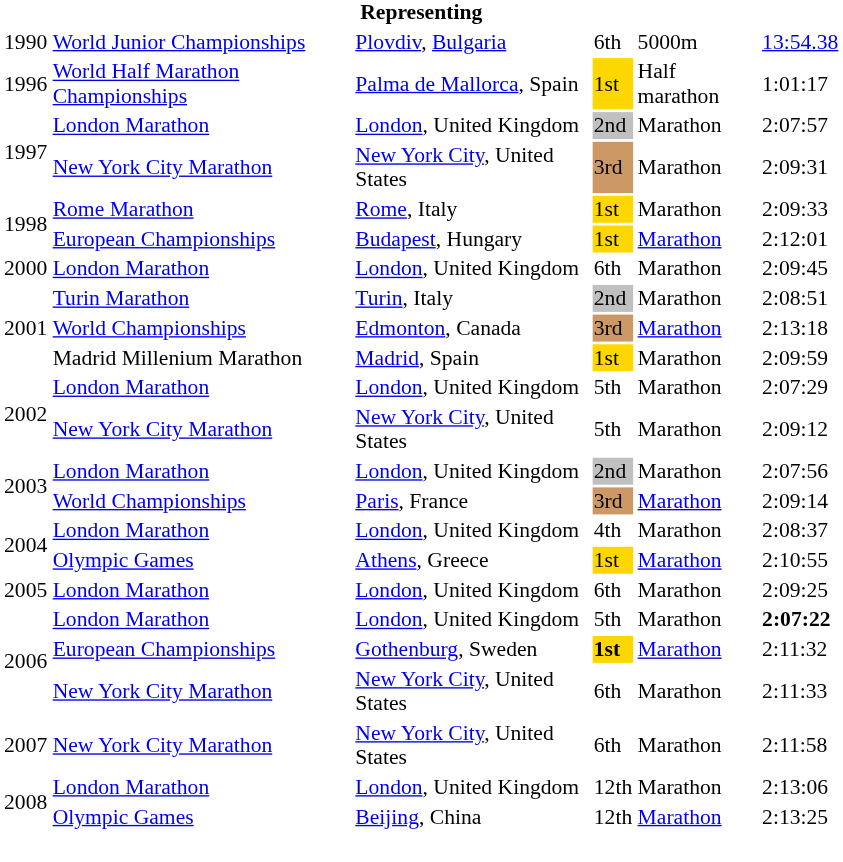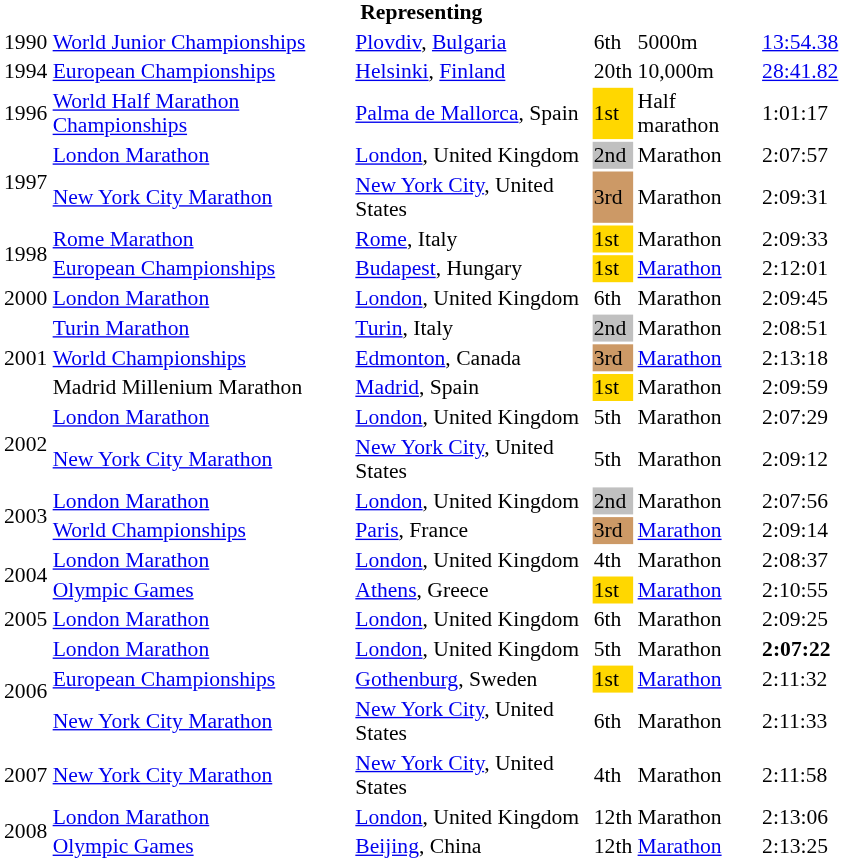+ row: (26, 71)
(607, 649) bold -> (606, 678) normal
(608, 745) 6th -> (608, 774) 4th
